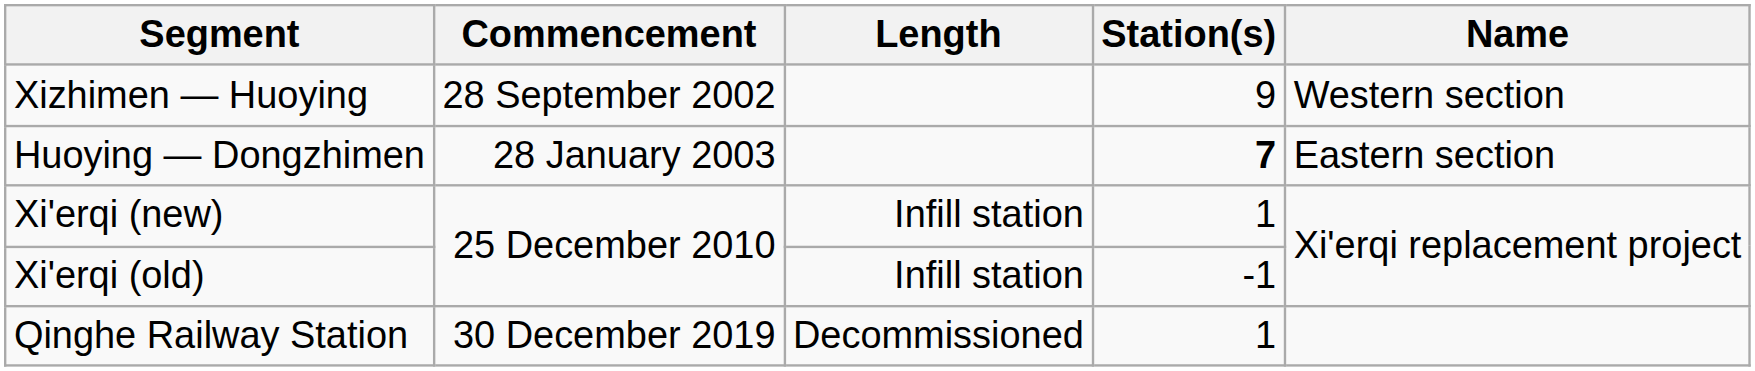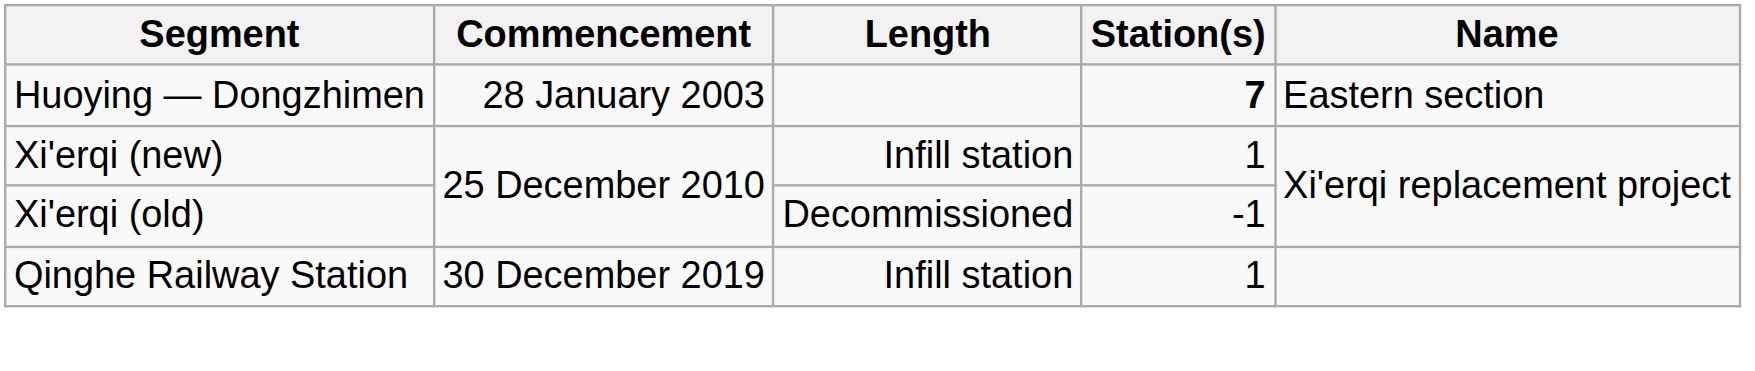- row: (191, 94)
(989, 275) Infill station -> (928, 214) Decommissioned
(938, 335) Decommissioned -> (978, 275) Infill station
